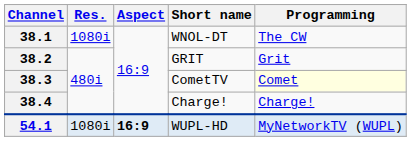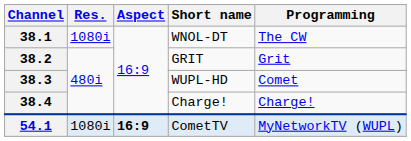(200, 81) CometTV -> (200, 81) WUPL-HD
(278, 81) lightyellow background -> (278, 81) no background
(200, 126) WUPL-HD -> (200, 126) CometTV
